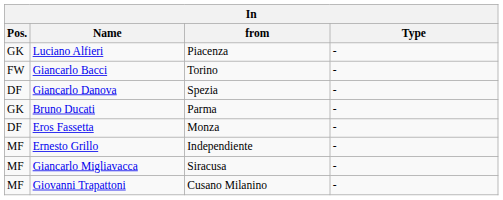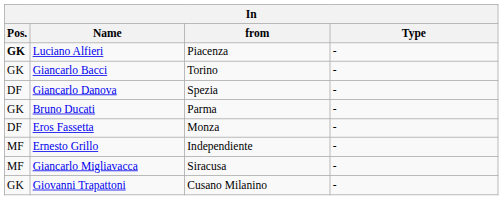(15, 52) normal -> (16, 52) bold
(16, 71) FW -> (15, 71) GK
(15, 185) MF -> (15, 185) GK
